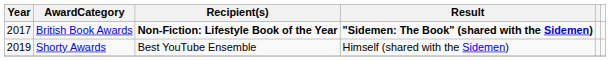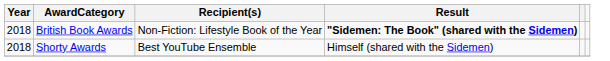(19, 30) 2017 -> (19, 30) 2018
(238, 30) bold -> (230, 30) normal
(19, 47) 2019 -> (19, 47) 2018
